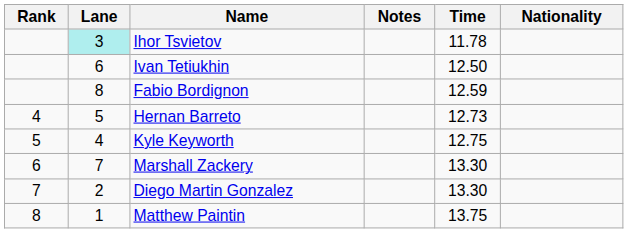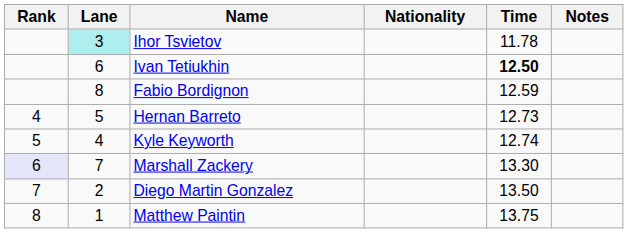columns swapped: (562, 16) <-> (399, 16)
(468, 66) normal -> (519, 66) bold
(468, 141) 12.75 -> (519, 141) 12.74
(36, 166) no background -> (36, 166) lavender background
(468, 191) 13.30 -> (519, 191) 13.50
